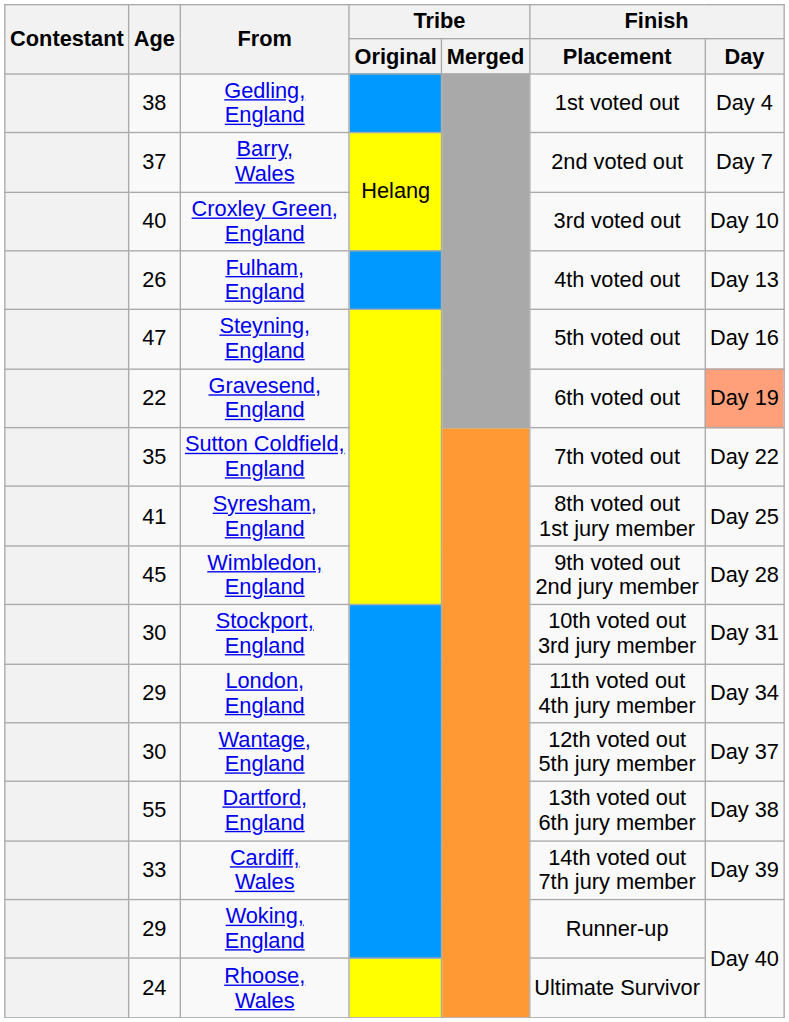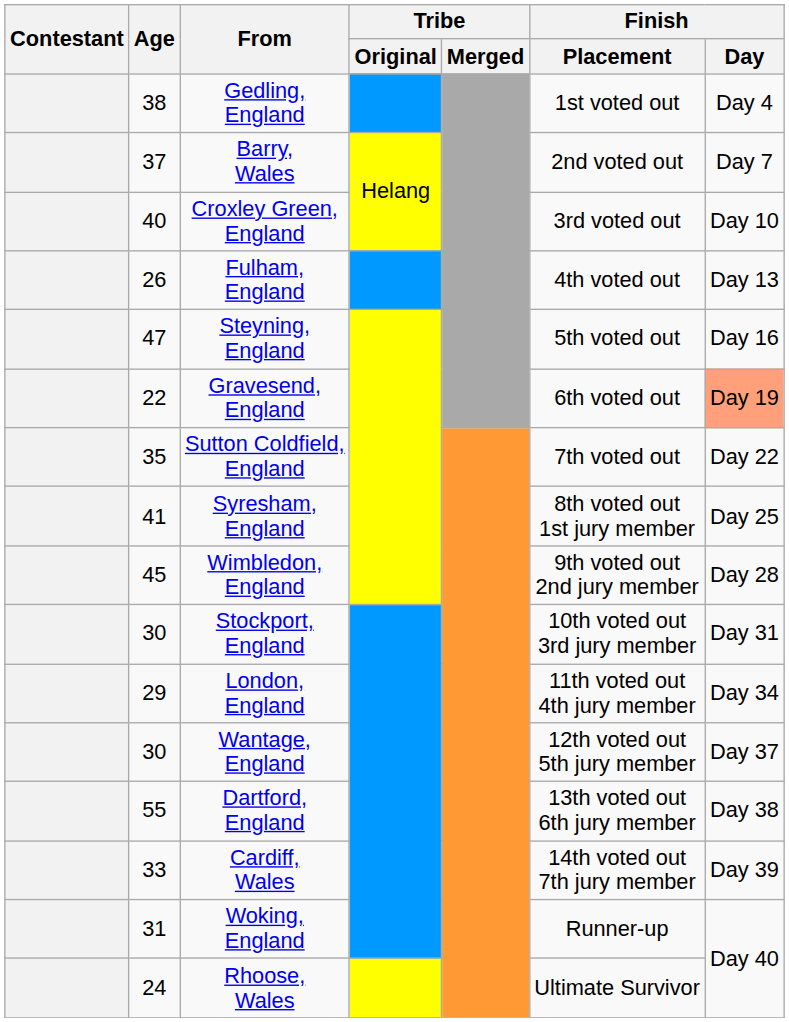(154, 928) 29 -> (154, 928) 31
